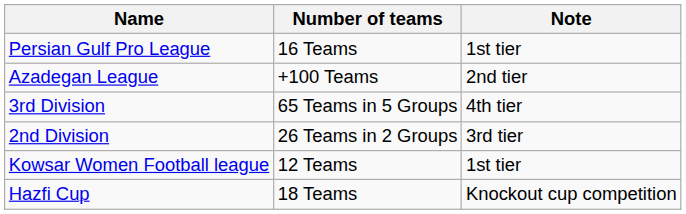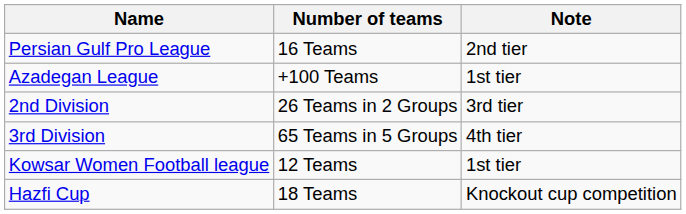(494, 48) 1st tier -> (497, 48) 2nd tier
(497, 77) 2nd tier -> (494, 77) 1st tier
rows swapped: (59, 135) <-> (57, 106)
